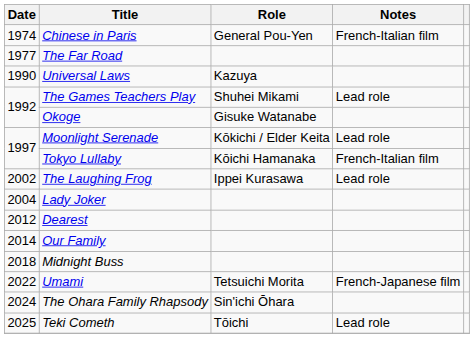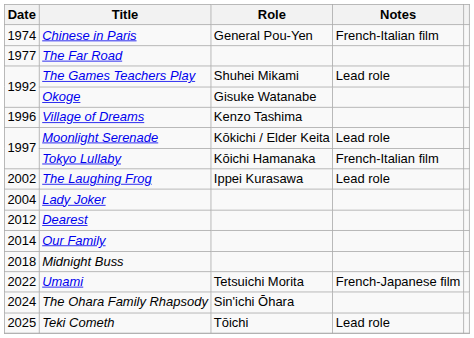- row: (86, 76)
+ row: (93, 117)
